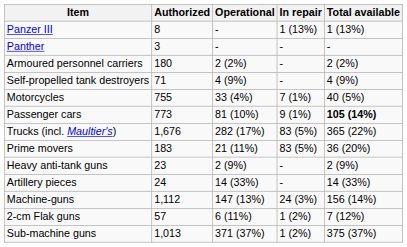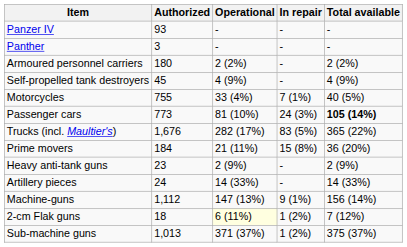- row: (30, 30)
+ row: (30, 30)
(160, 81) 71 -> (160, 81) 45
(295, 115) 9 (1%) -> (298, 115) 24 (3%)
(163, 149) 183 -> (163, 149) 184
(298, 149) 83 (5%) -> (298, 149) 15 (8%)
(298, 200) 24 (3%) -> (295, 200) 9 (1%)
(160, 217) 57 -> (160, 217) 18
(233, 217) no background -> (233, 217) lightyellow background
